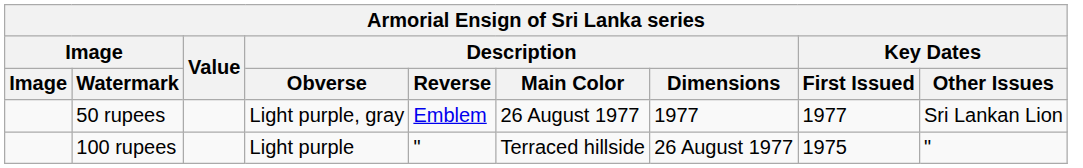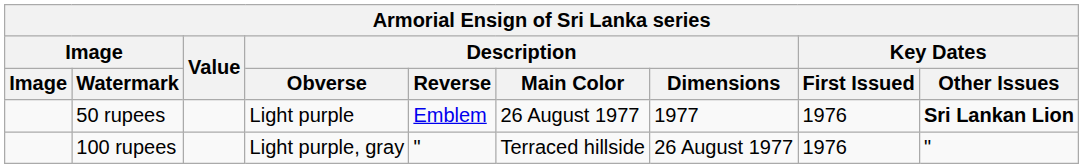(327, 115) Light purple, gray -> (302, 115) Light purple
(825, 115) 1977 -> (825, 115) 1976
(993, 115) normal -> (999, 115) bold
(302, 147) Light purple -> (327, 147) Light purple, gray
(825, 147) 1975 -> (825, 147) 1976
